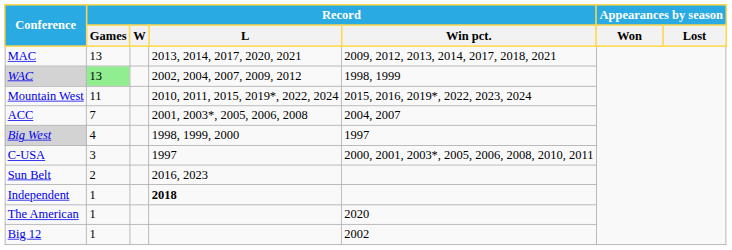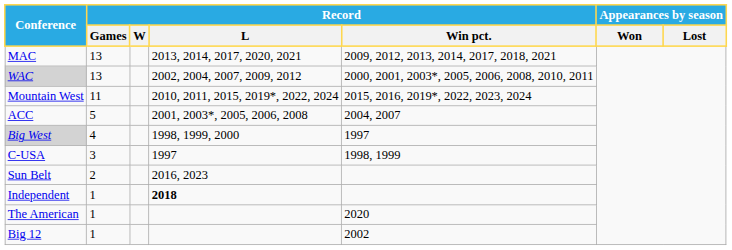(96, 76) lightgreen background -> (96, 76) no background
(372, 76) 1998, 1999 -> (469, 76) 2000, 2001, 2003*, 2005, 2006, 2008, 2010, 2011
(93, 115) 7 -> (93, 115) 5
(469, 155) 2000, 2001, 2003*, 2005, 2006, 2008, 2010, 2011 -> (372, 155) 1998, 1999
